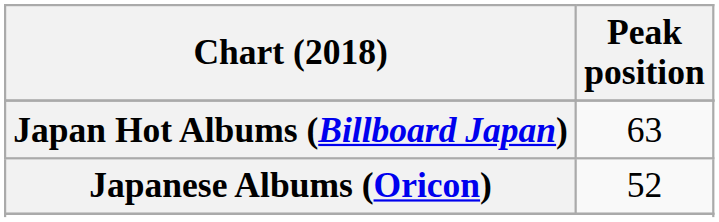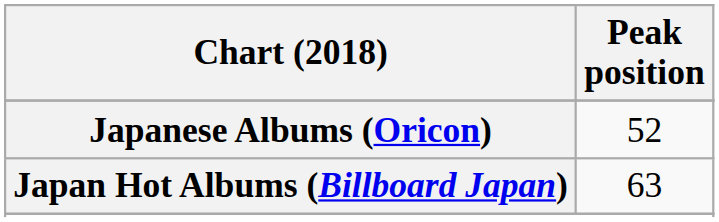rows swapped: (291, 185) <-> (291, 128)
